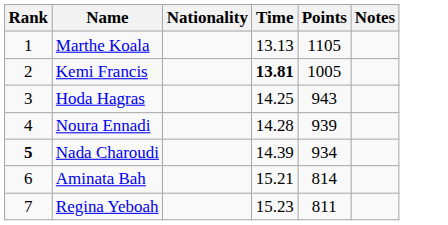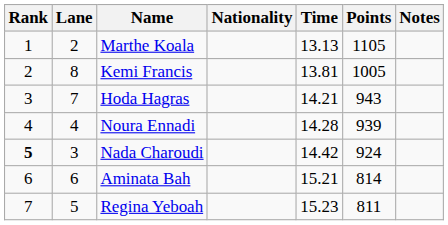+ column: (74, 17)
(275, 71) bold -> (319, 71) normal
(275, 98) 14.25 -> (319, 98) 14.21
(275, 152) 14.39 -> (319, 152) 14.42
(324, 152) 934 -> (369, 152) 924
